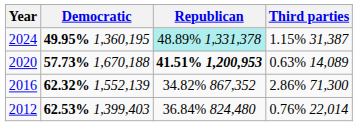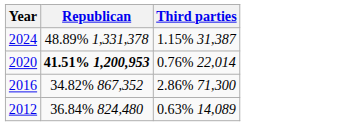- column: (97, 16)
(209, 39) paleturquoise background -> (97, 39) no background
(309, 62) 0.63% 14,089 -> (196, 62) 0.76% 22,014
(309, 109) 0.76% 22,014 -> (196, 109) 0.63% 14,089
